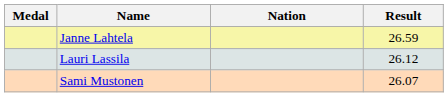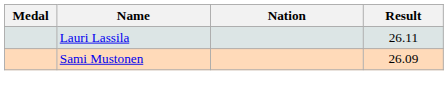- row: (96, 37)
(403, 59) 26.12 -> (403, 37) 26.11
(403, 81) 26.07 -> (403, 59) 26.09
